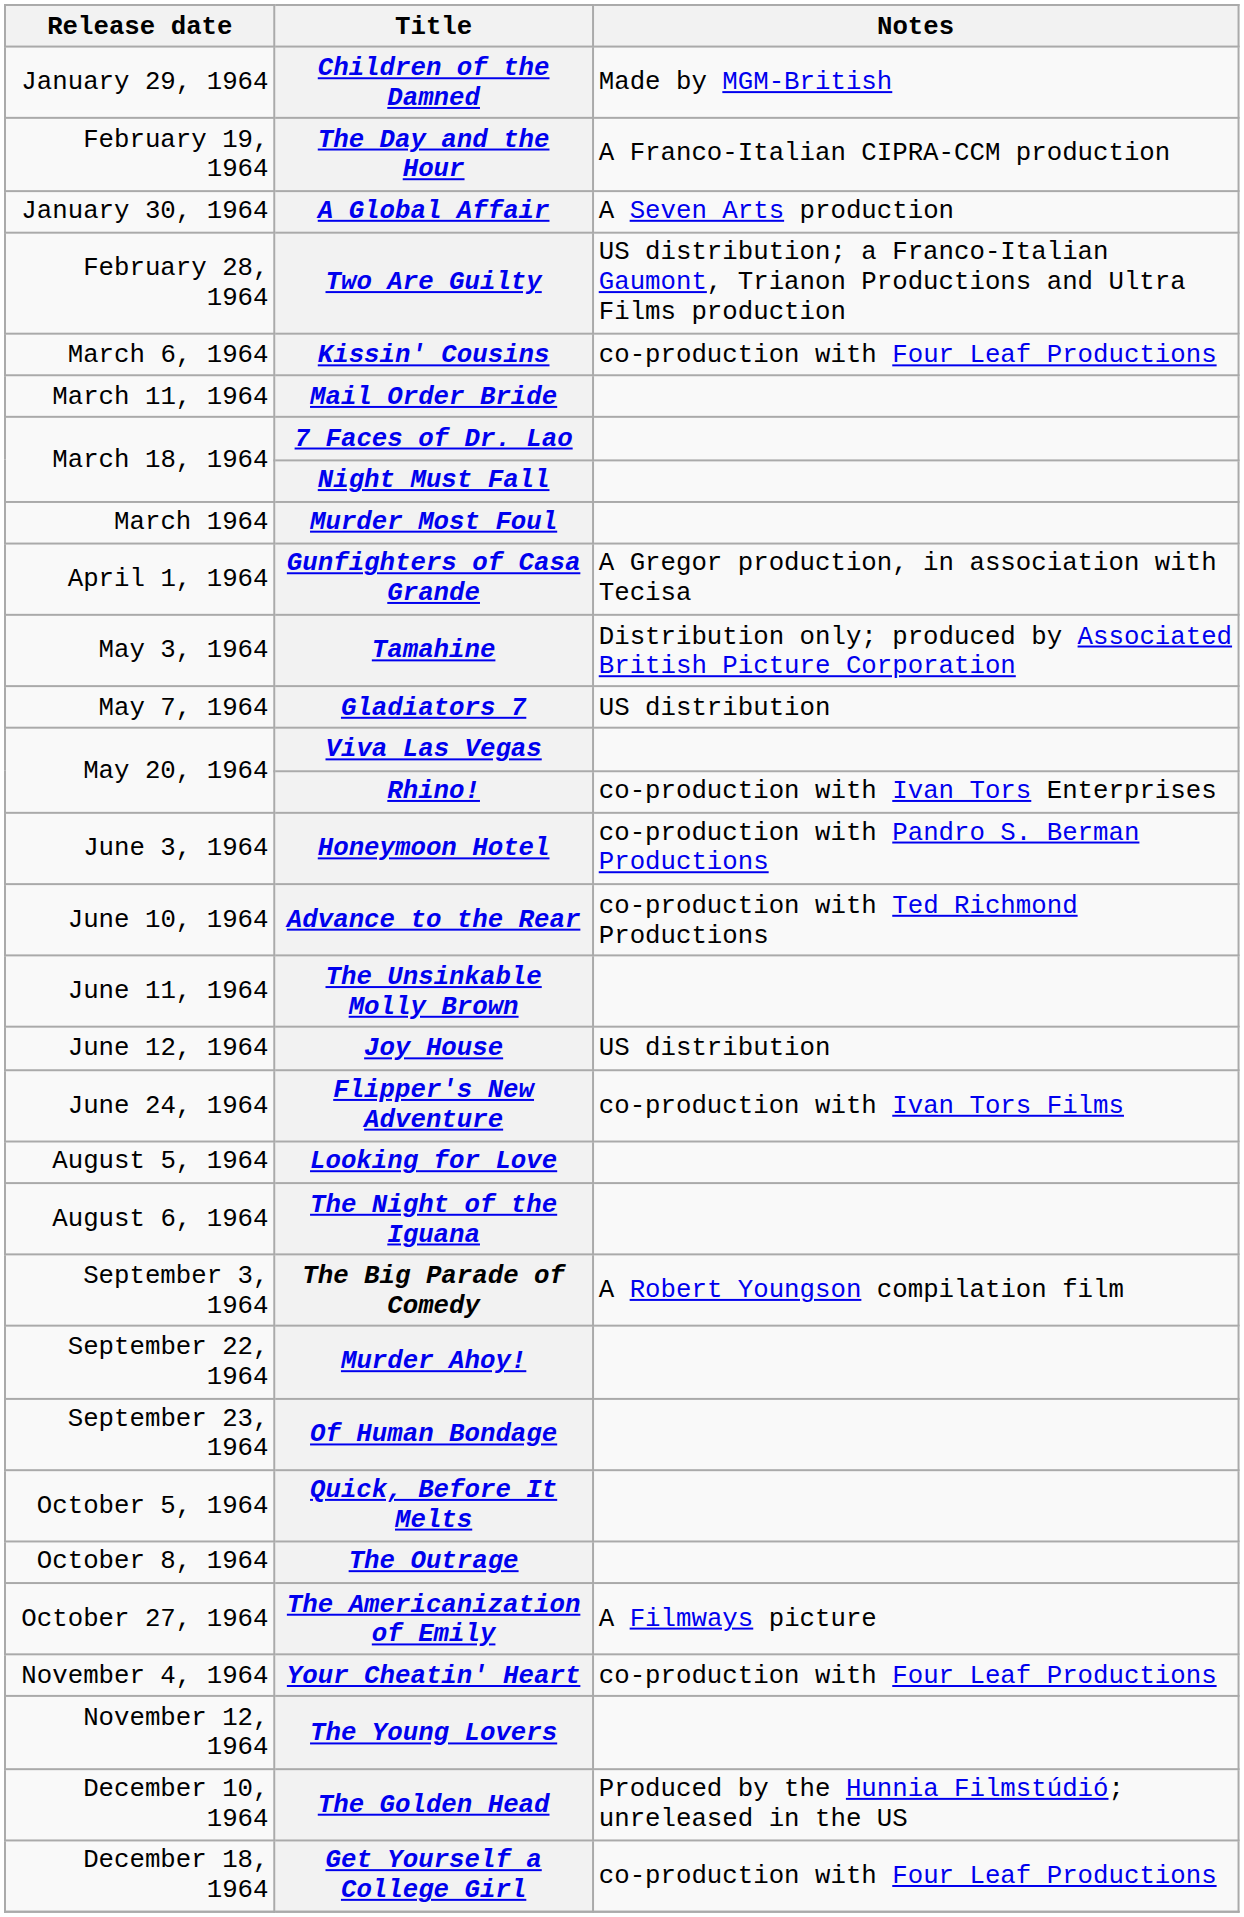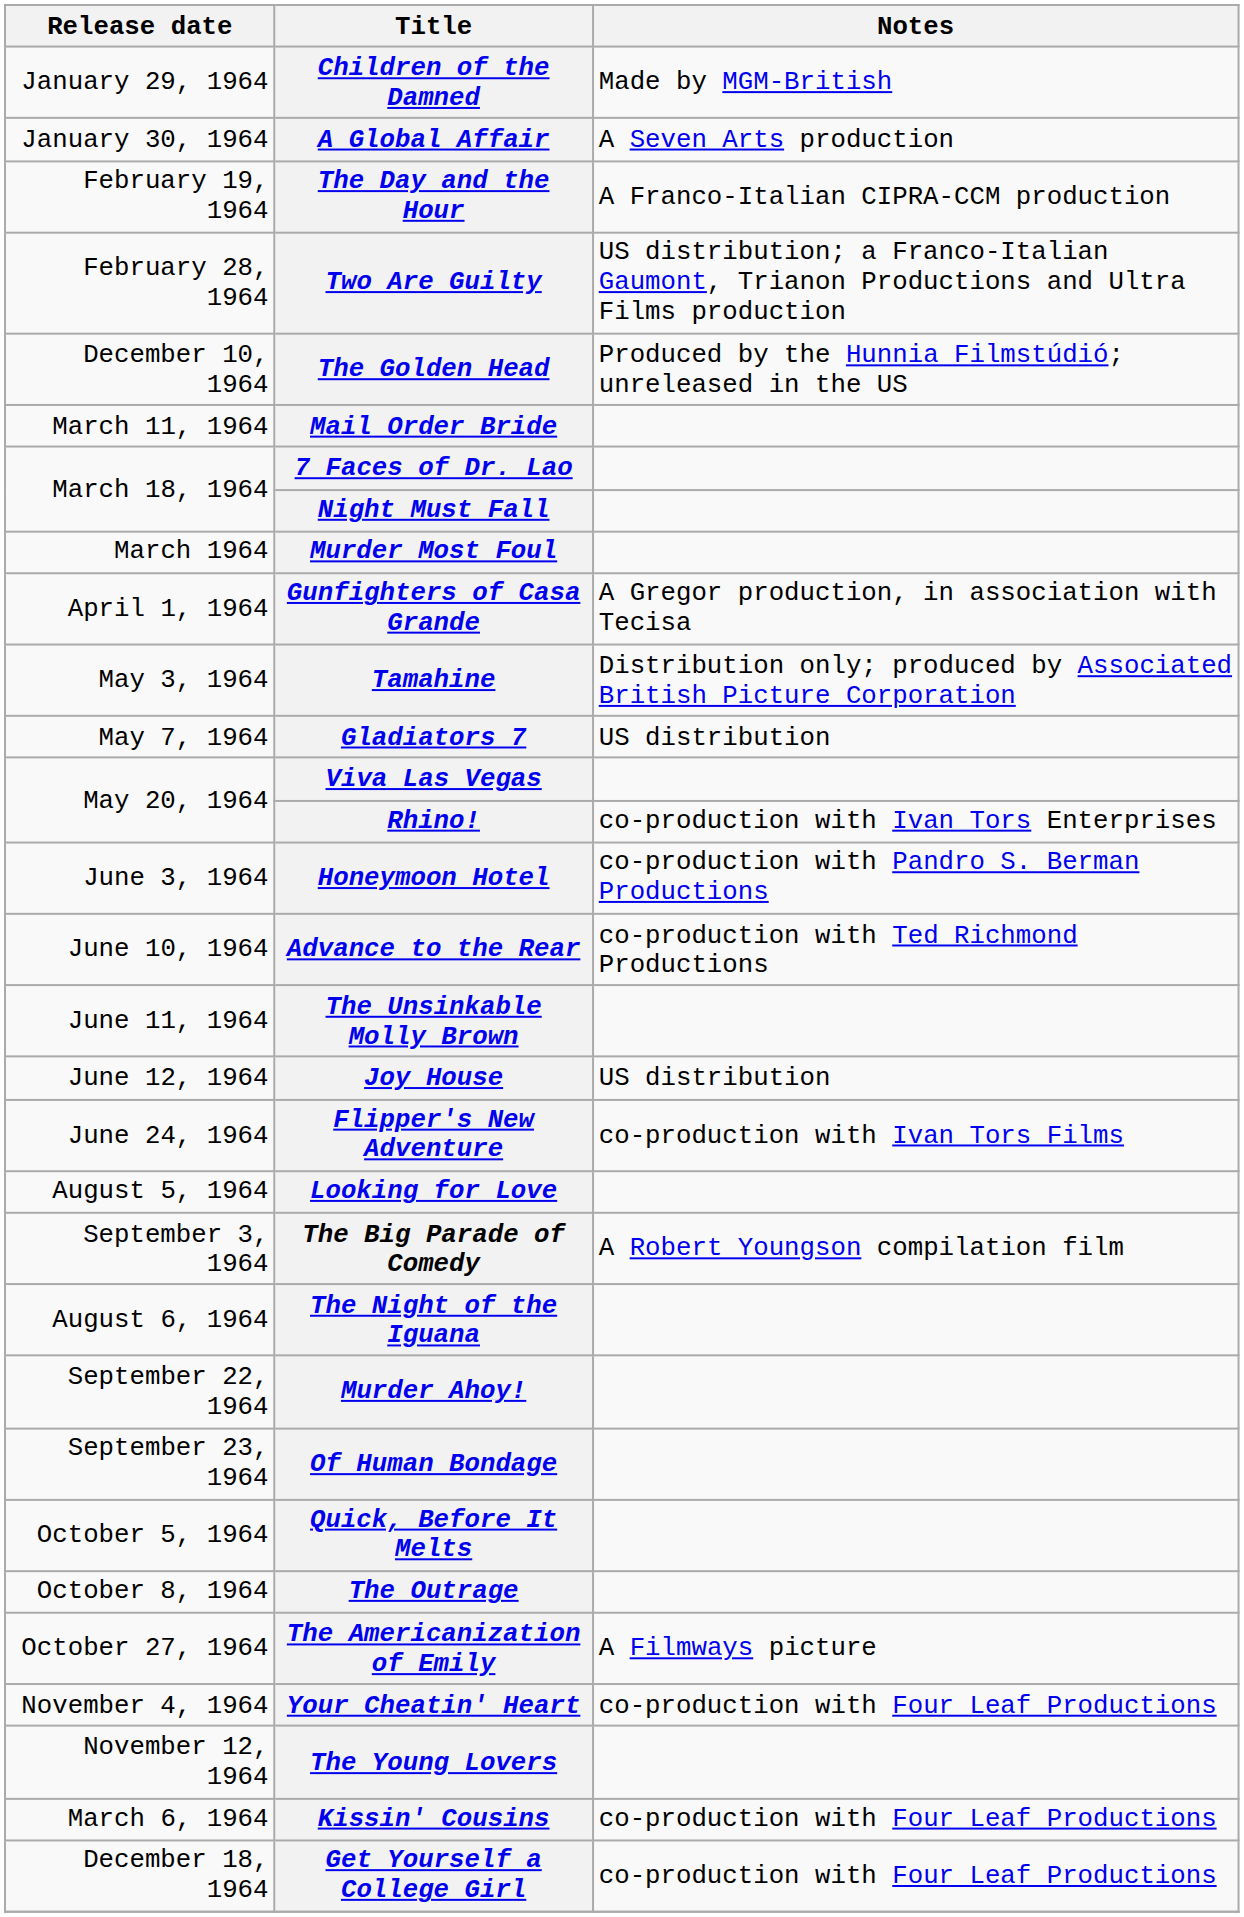rows swapped: (434, 211) <-> (434, 154)
rows swapped: (434, 355) <-> (434, 1804)
rows swapped: (434, 1219) <-> (434, 1290)
